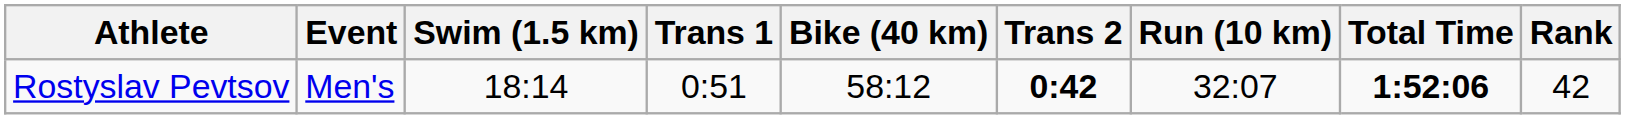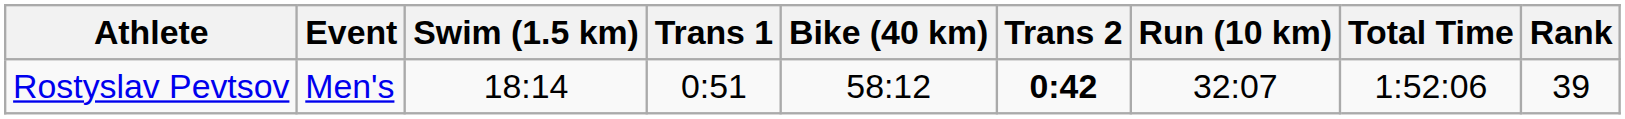(1431, 86) bold -> (1431, 86) normal
(1571, 86) 42 -> (1571, 86) 39
